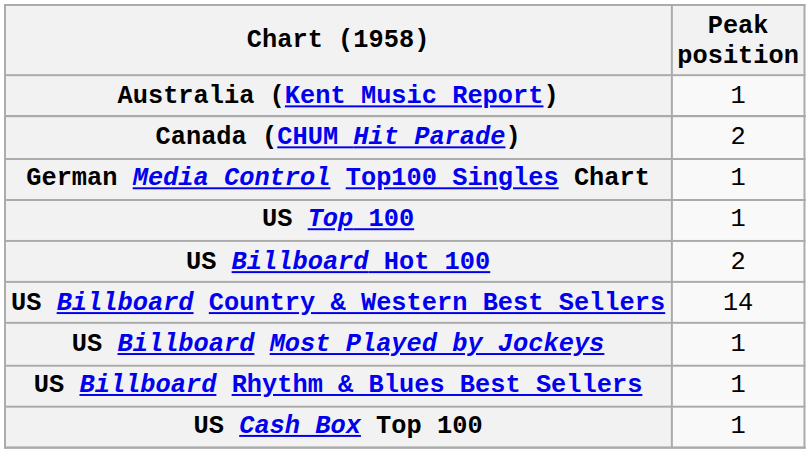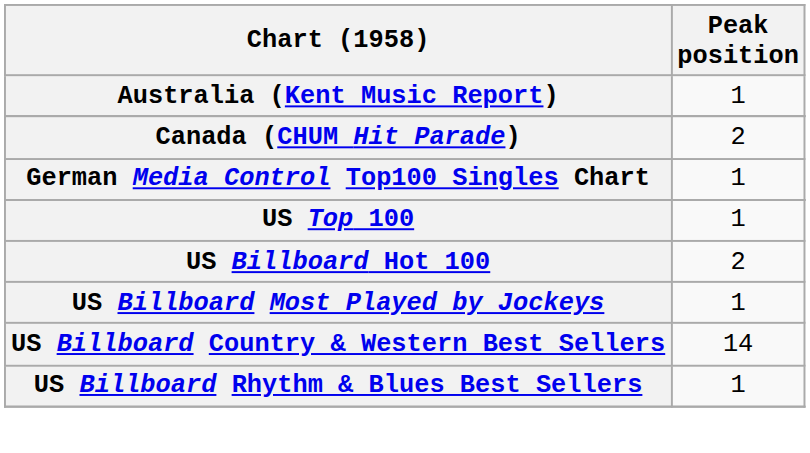rows swapped: (338, 344) <-> (338, 303)
- row: (338, 427)
